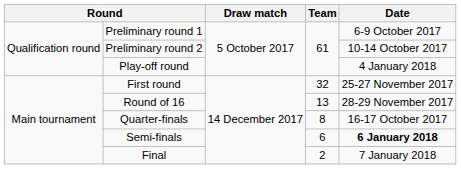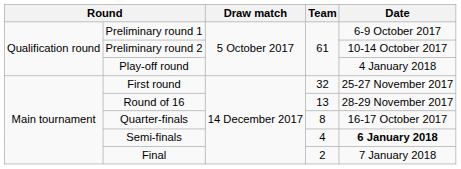(322, 137) 6 -> (322, 137) 4
